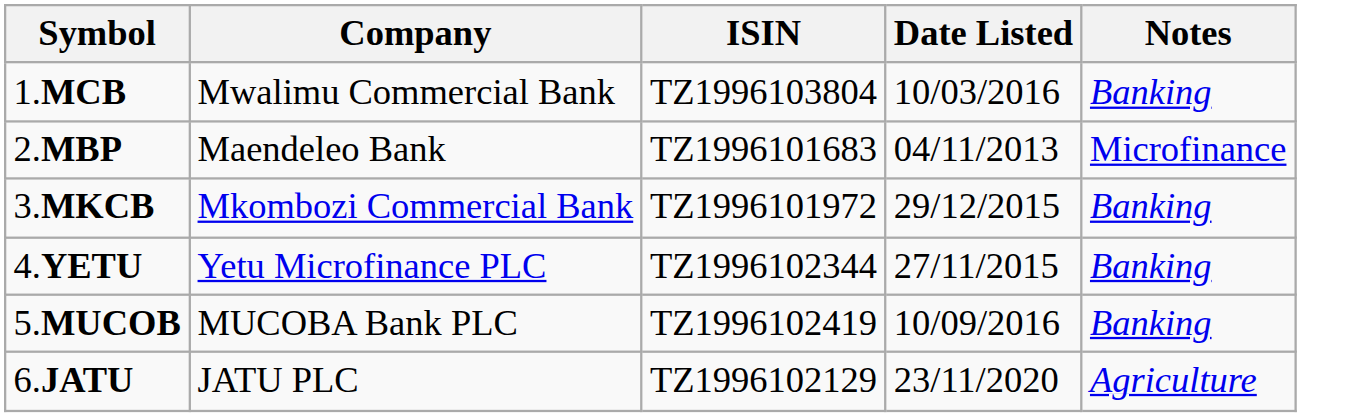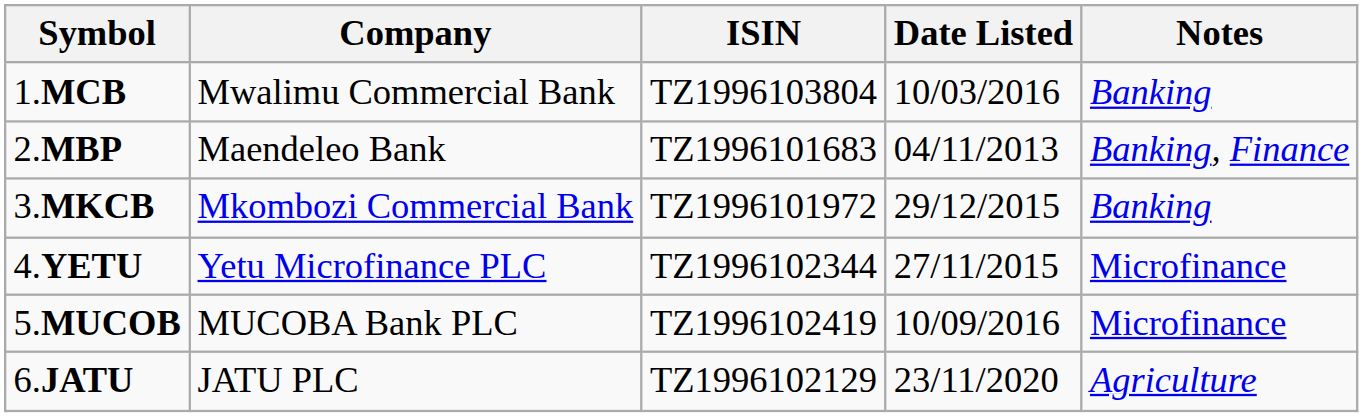(1188, 149) Microfinance -> (1220, 149) Banking, Finance
(1151, 264) Banking -> (1188, 264) Microfinance
(1151, 322) Banking -> (1188, 322) Microfinance
